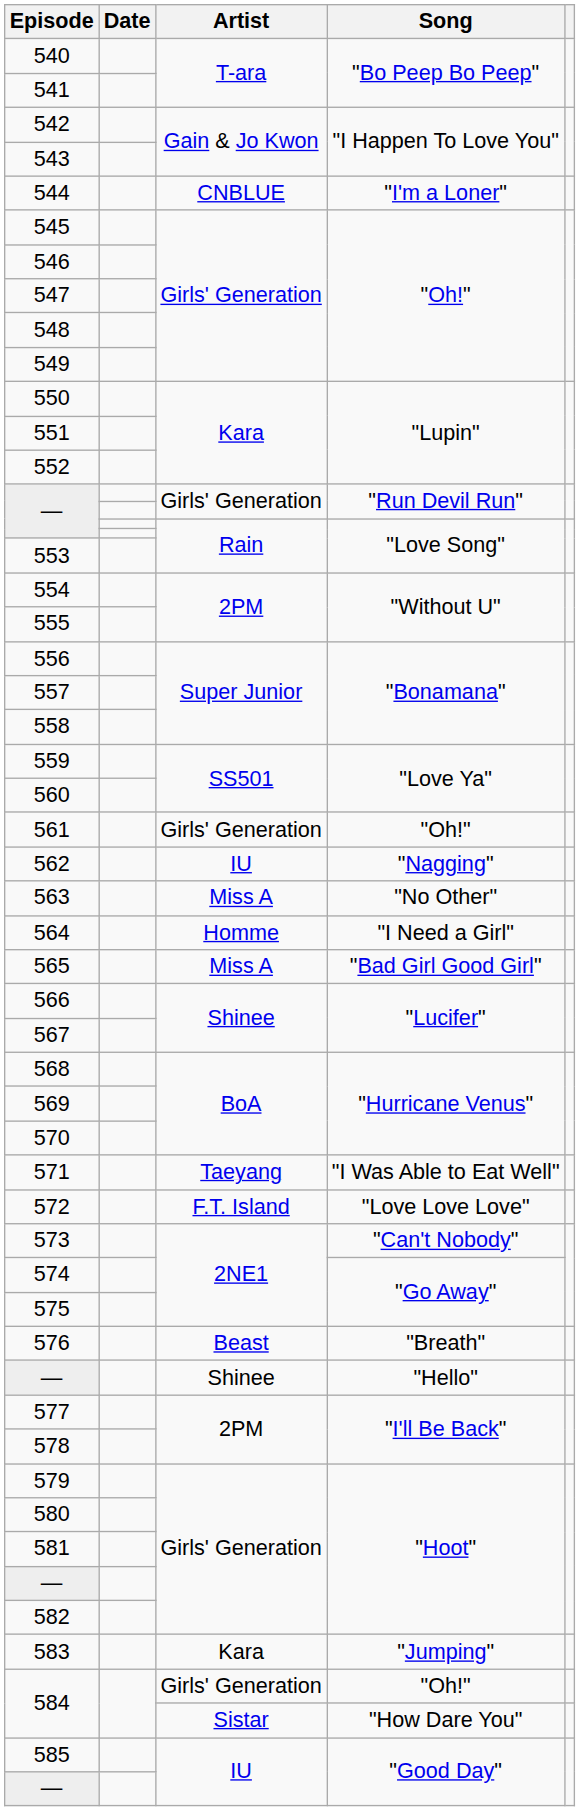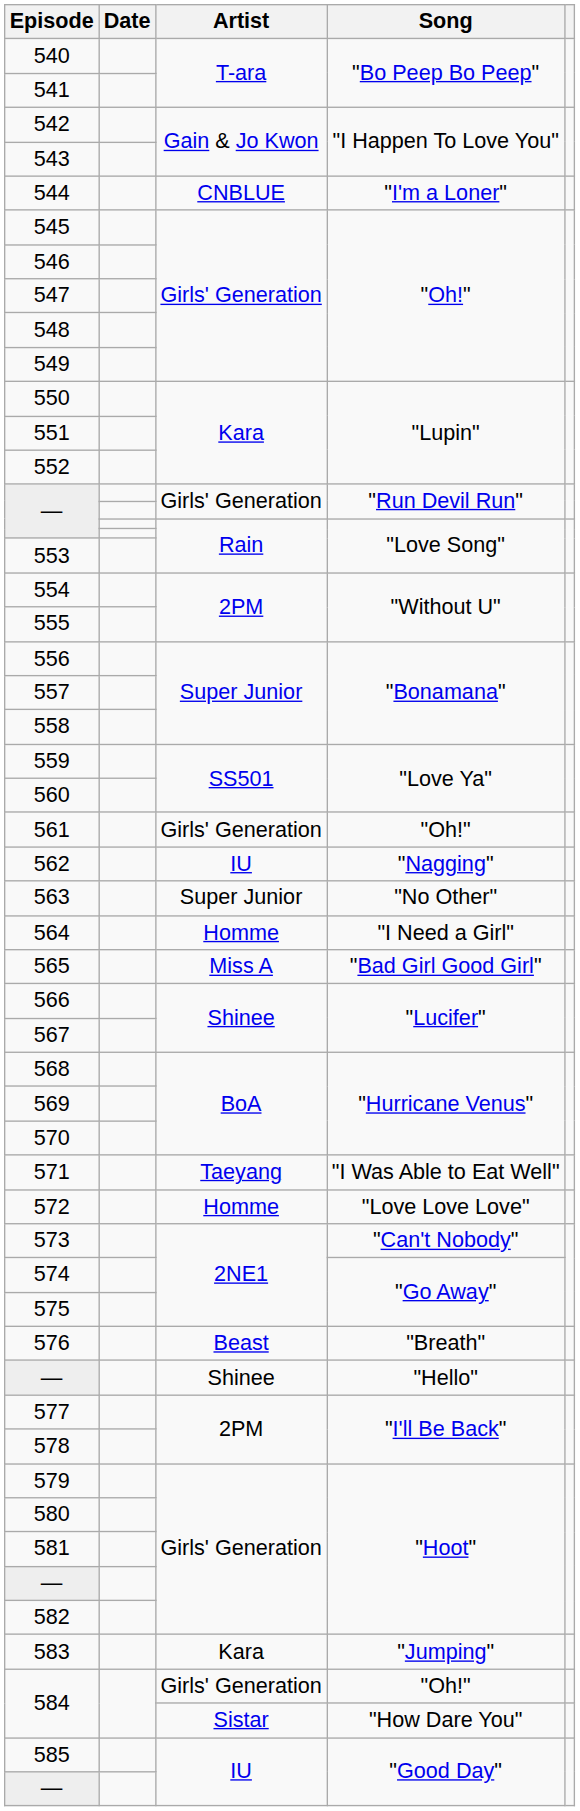(241, 897) Miss A -> (241, 897) Super Junior
(241, 1206) F.T. Island -> (241, 1206) Homme
